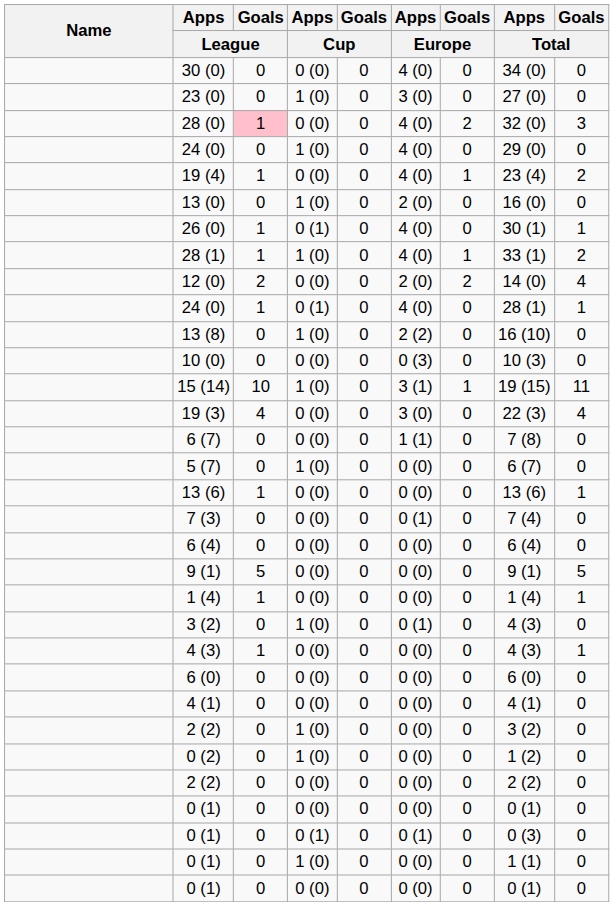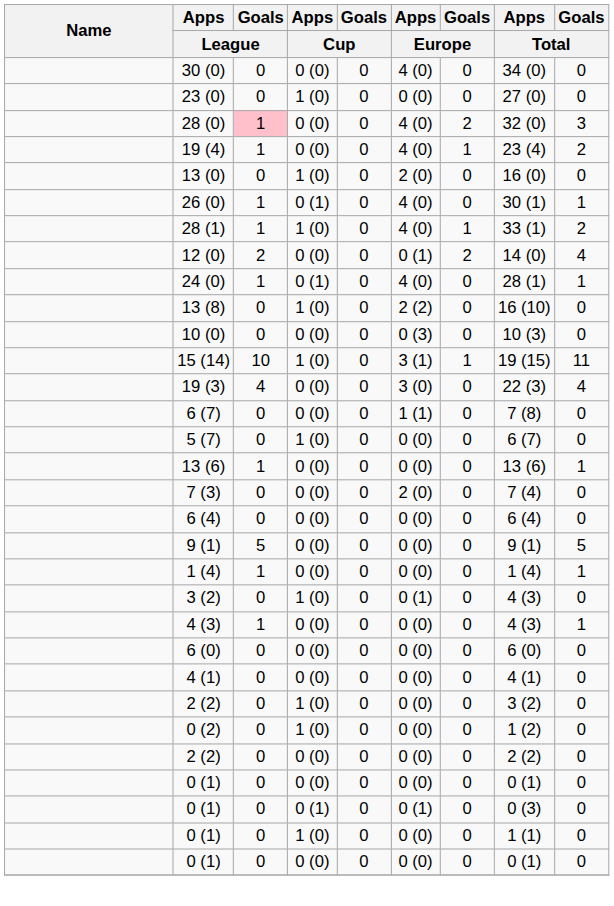(416, 96) 3 (0) -> (416, 96) 0 (0)
- row: (204, 149)
(416, 281) 2 (0) -> (416, 255) 0 (1)
(416, 519) 0 (1) -> (416, 492) 2 (0)
